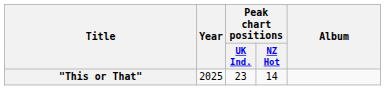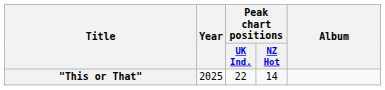(241, 77) 23 -> (241, 77) 22
